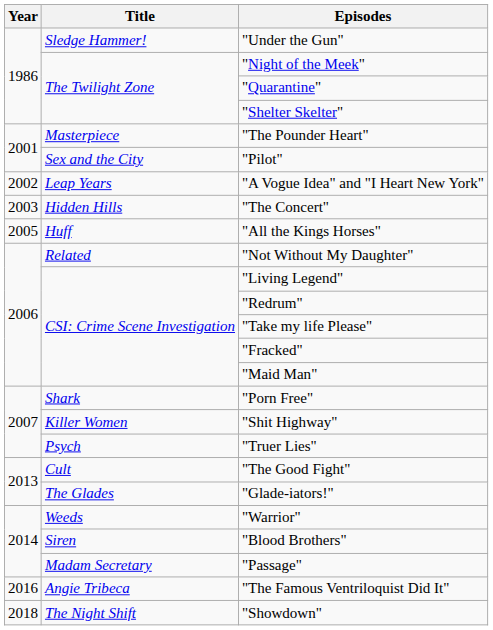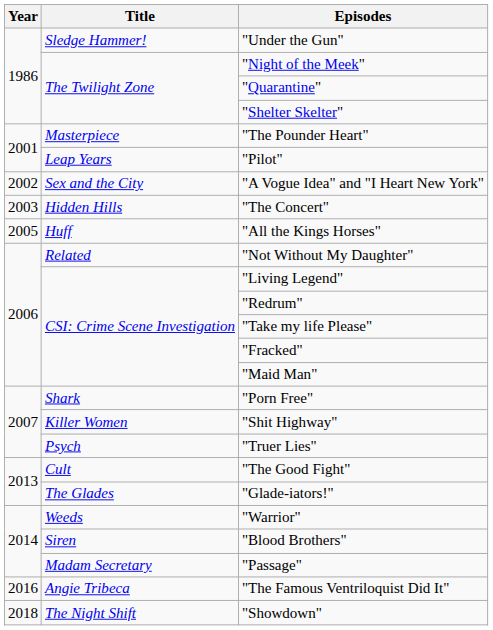(94, 159) Sex and the City -> (78, 159) Leap Years
(78, 183) Leap Years -> (94, 183) Sex and the City
